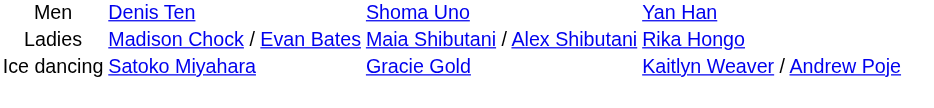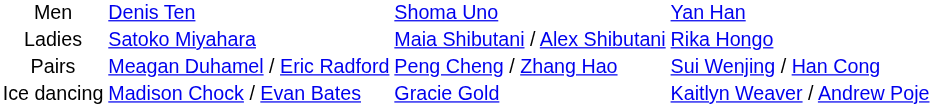(235, 39) Madison Chock / Evan Bates -> (182, 39) Satoko Miyahara
+ row: (53, 66)
(182, 66) Satoko Miyahara -> (235, 93) Madison Chock / Evan Bates
